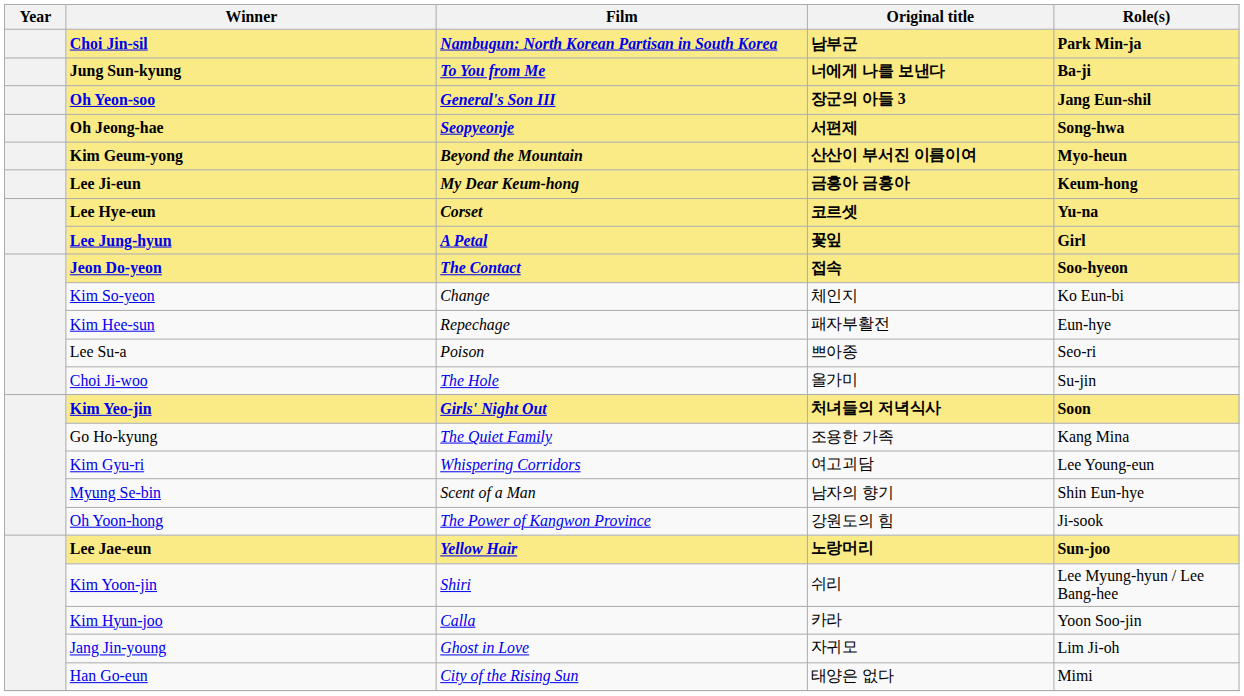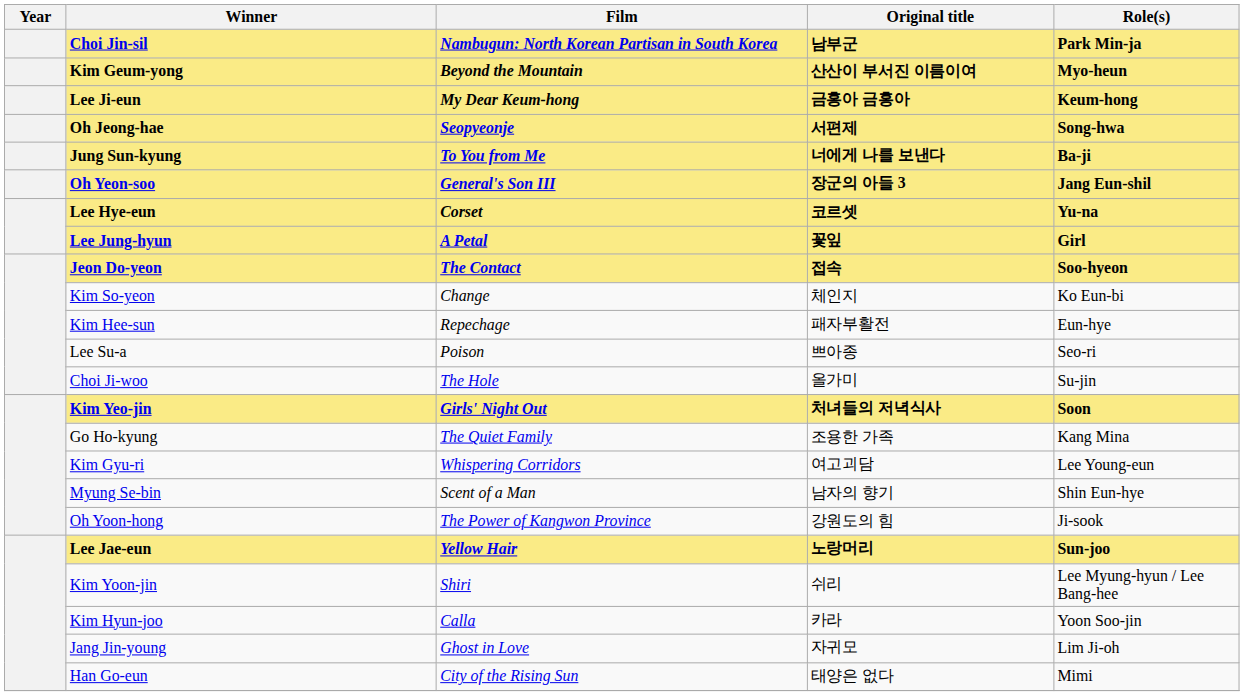rows swapped: (126, 156) <-> (126, 71)
rows swapped: (112, 99) <-> (105, 184)
